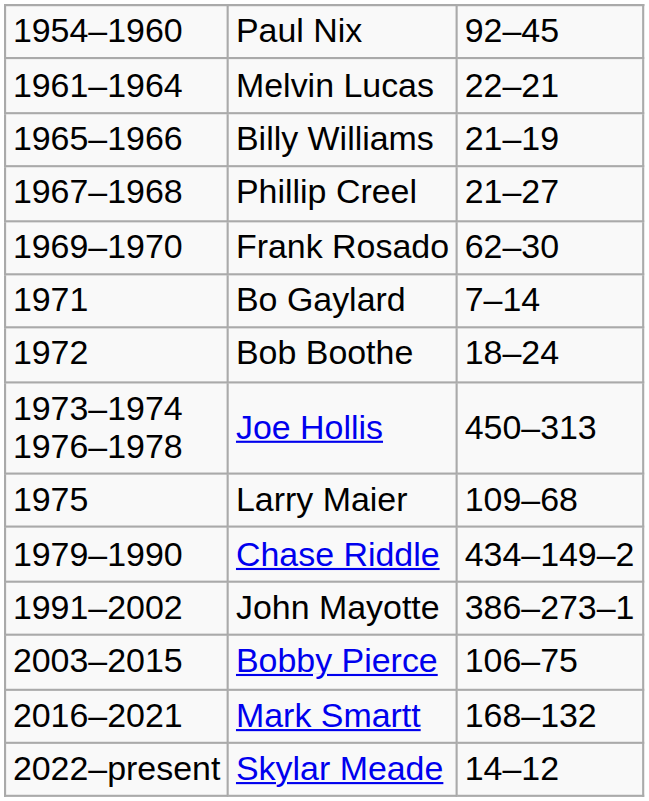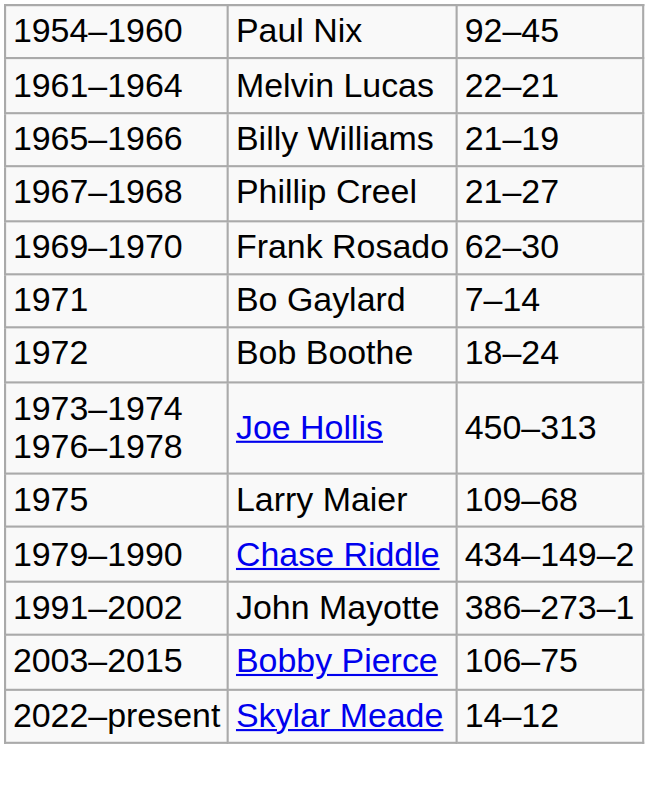- row: (328, 715)
